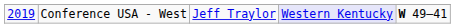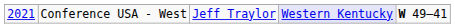(21, 14) 2019 -> (21, 14) 2021
